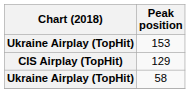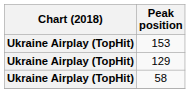(70, 61) CIS Airplay (TopHit) -> (70, 61) Ukraine Airplay (TopHit)
